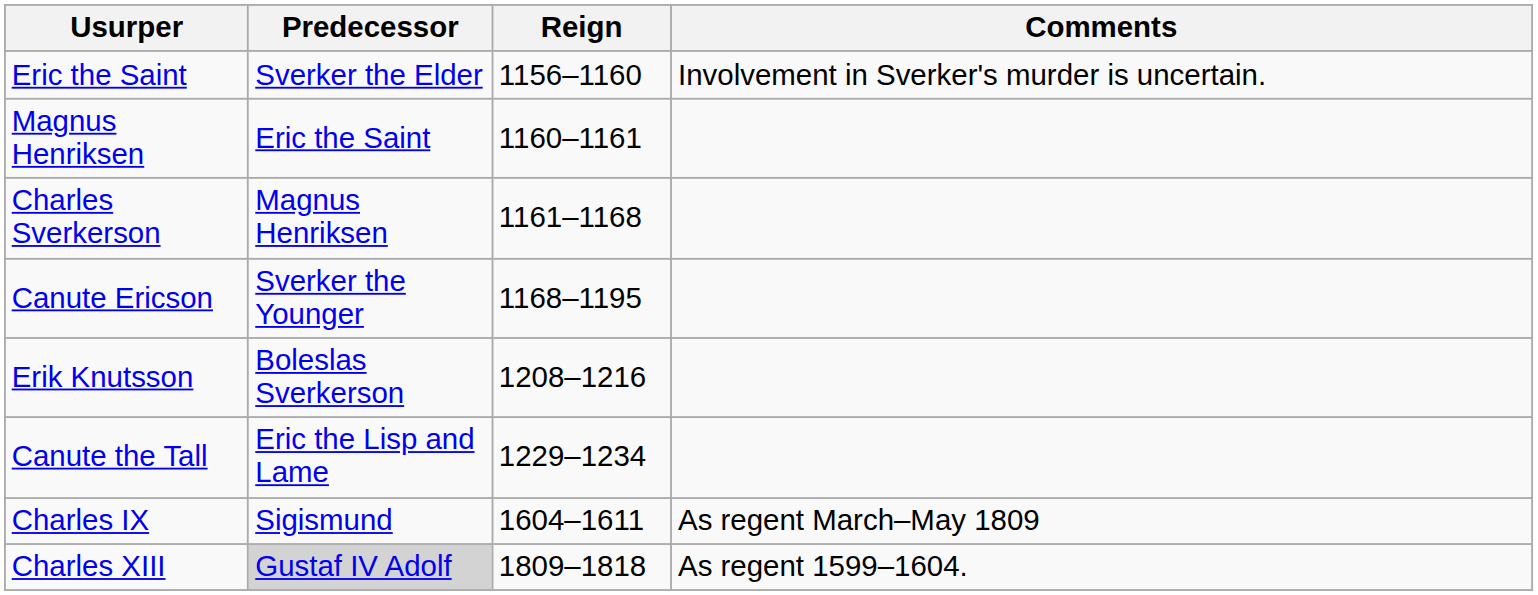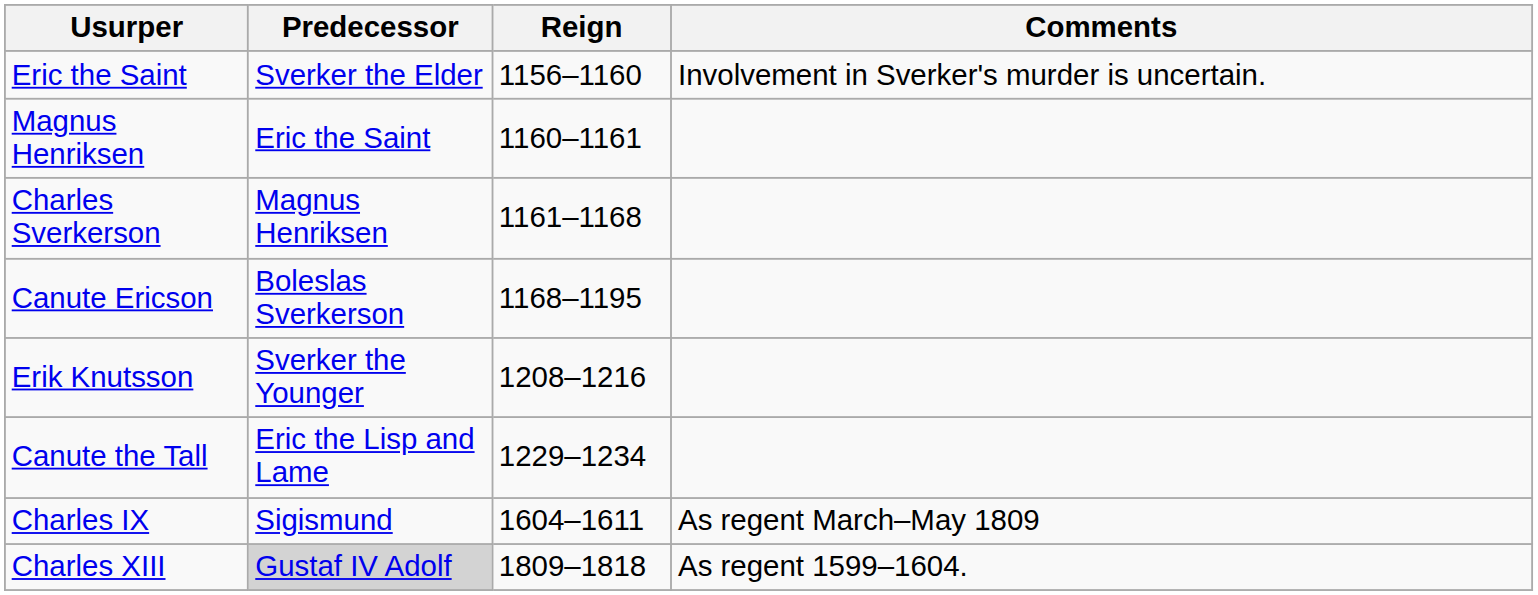(331, 297) Sverker the Younger -> (330, 297) Boleslas Sverkerson
(330, 377) Boleslas Sverkerson -> (331, 377) Sverker the Younger
